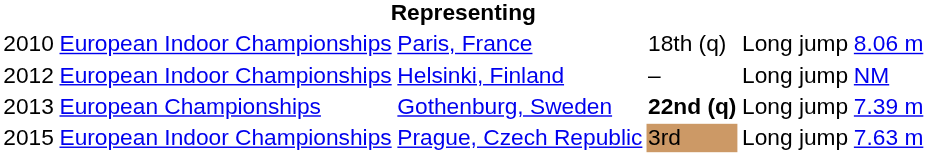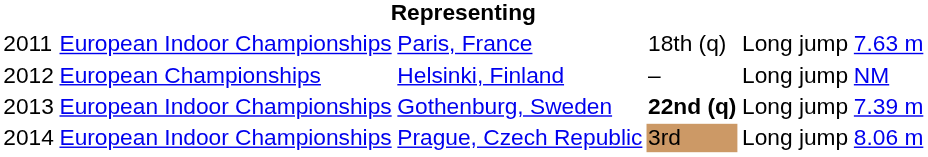(29, 44) 2010 -> (28, 44) 2011
(889, 44) 8.06 m -> (889, 44) 7.63 m
(226, 75) European Indoor Championships -> (190, 75) European Championships
(190, 106) European Championships -> (226, 106) European Indoor Championships
(29, 137) 2015 -> (29, 137) 2014
(889, 137) 7.63 m -> (889, 137) 8.06 m
